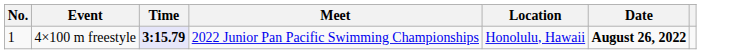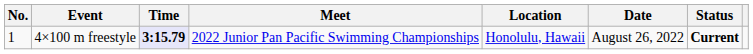+ column: (715, 15)
(639, 37) bold -> (638, 37) normal
